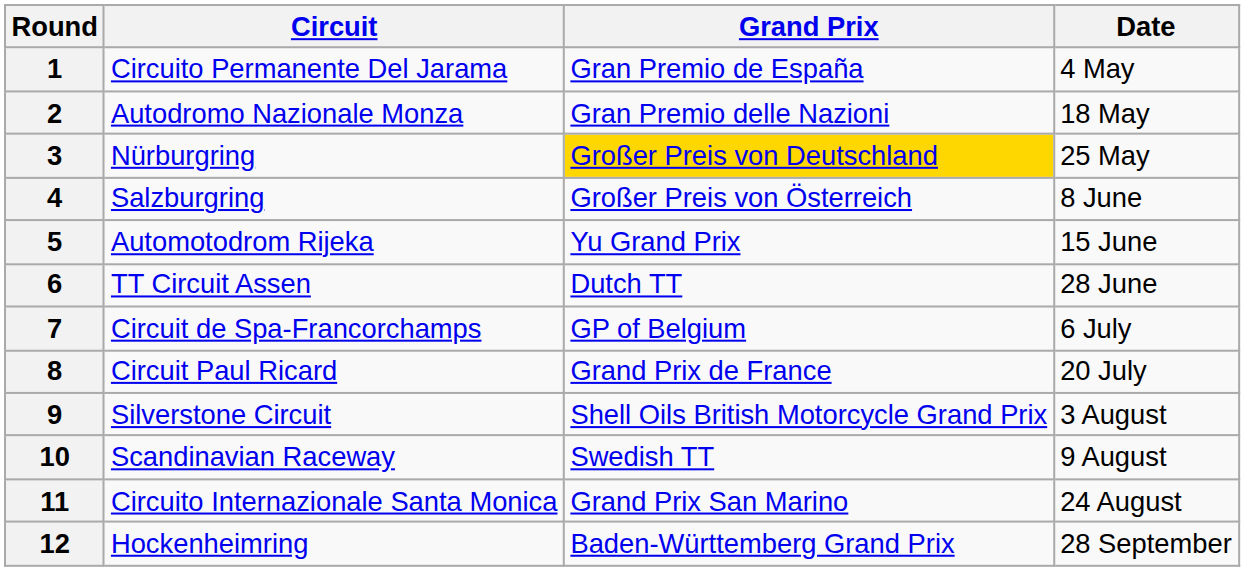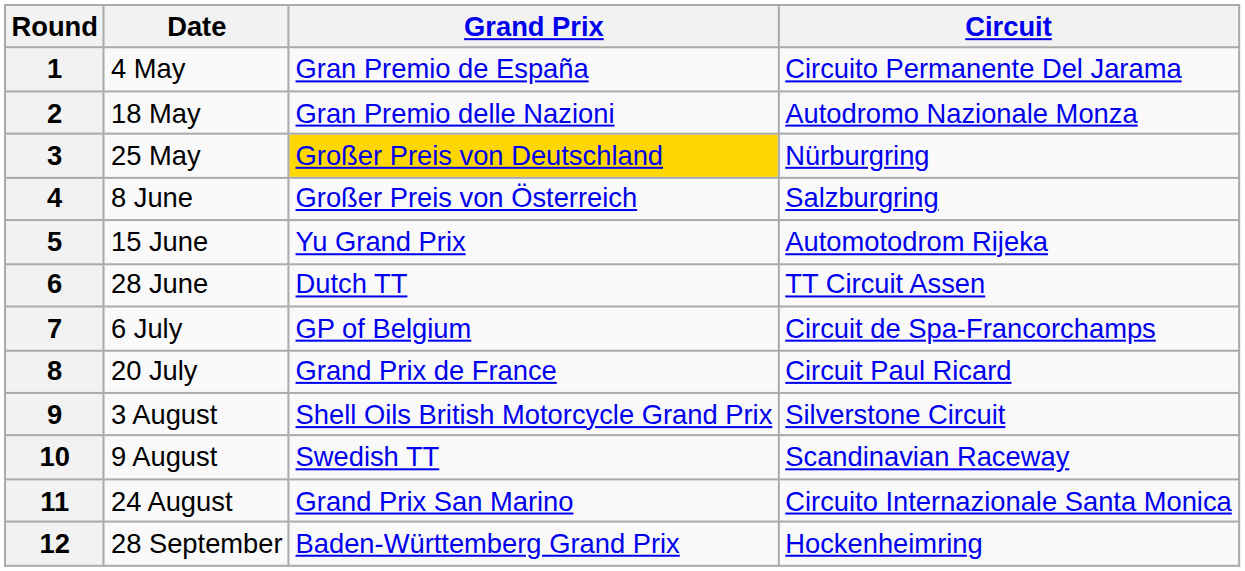columns swapped: (1146, 26) <-> (334, 26)
